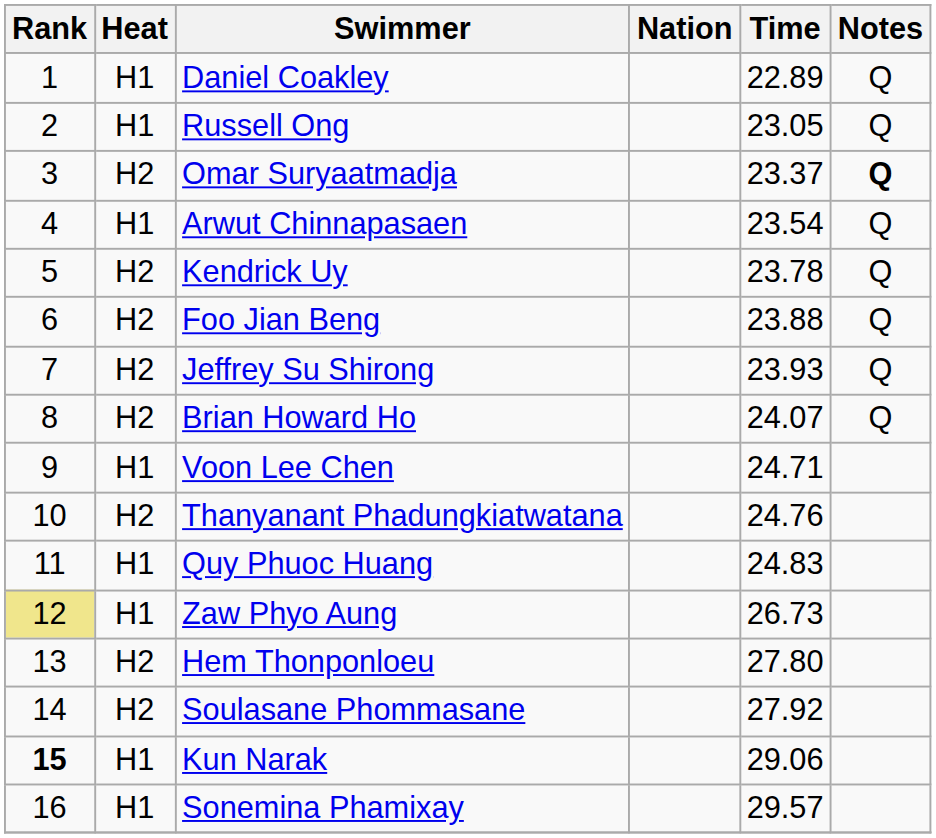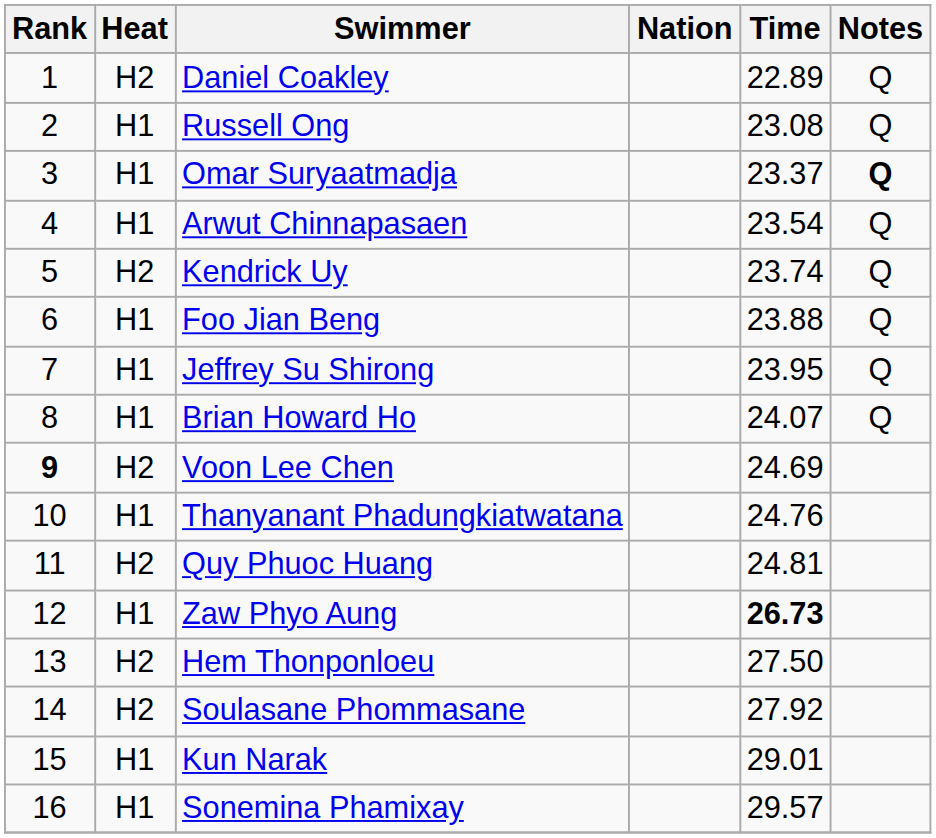(135, 77) H1 -> (135, 77) H2
(785, 126) 23.05 -> (785, 126) 23.08
(135, 175) H2 -> (135, 175) H1
(785, 272) 23.78 -> (785, 272) 23.74
(135, 321) H2 -> (135, 321) H1
(135, 369) H2 -> (135, 369) H1
(785, 369) 23.93 -> (785, 369) 23.95
(135, 418) H2 -> (135, 418) H1
(50, 467) normal -> (50, 467) bold
(135, 467) H1 -> (135, 467) H2
(785, 467) 24.71 -> (785, 467) 24.69
(135, 516) H2 -> (135, 516) H1
(135, 564) H1 -> (135, 564) H2
(785, 564) 24.83 -> (785, 564) 24.81
(50, 613) khaki background -> (50, 613) no background
(785, 613) normal -> (785, 613) bold
(785, 662) 27.80 -> (785, 662) 27.50
(50, 759) bold -> (50, 759) normal
(785, 759) 29.06 -> (785, 759) 29.01
